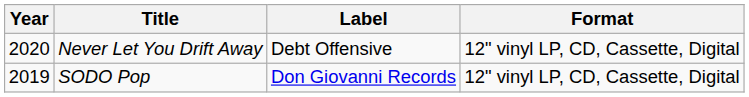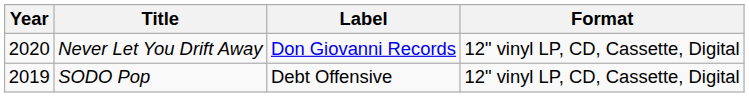(332, 48) Debt Offensive -> (363, 48) Don Giovanni Records
(363, 77) Don Giovanni Records -> (332, 77) Debt Offensive
